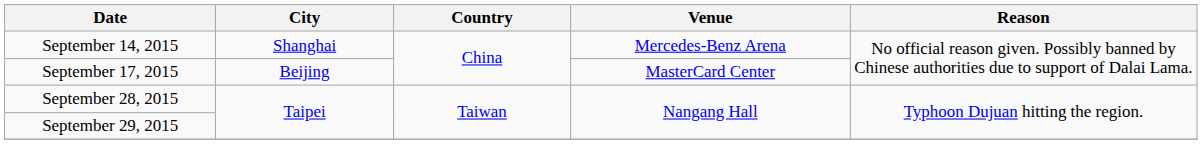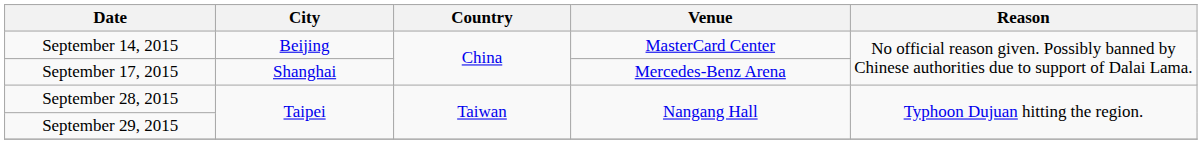(305, 44) Shanghai -> (305, 44) Beijing
(710, 44) Mercedes-Benz Arena -> (710, 44) MasterCard Center
(305, 71) Beijing -> (305, 71) Shanghai
(710, 71) MasterCard Center -> (710, 71) Mercedes-Benz Arena
